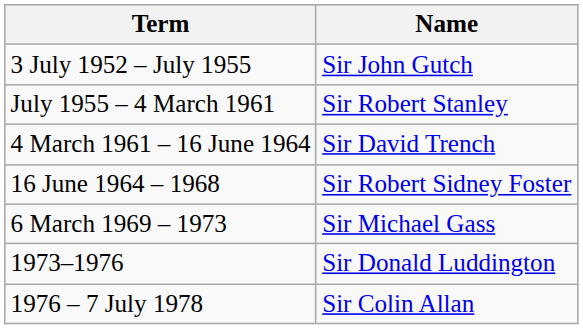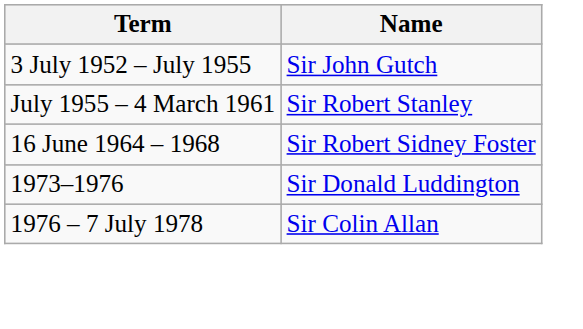- row: (161, 143)
- row: (119, 223)
